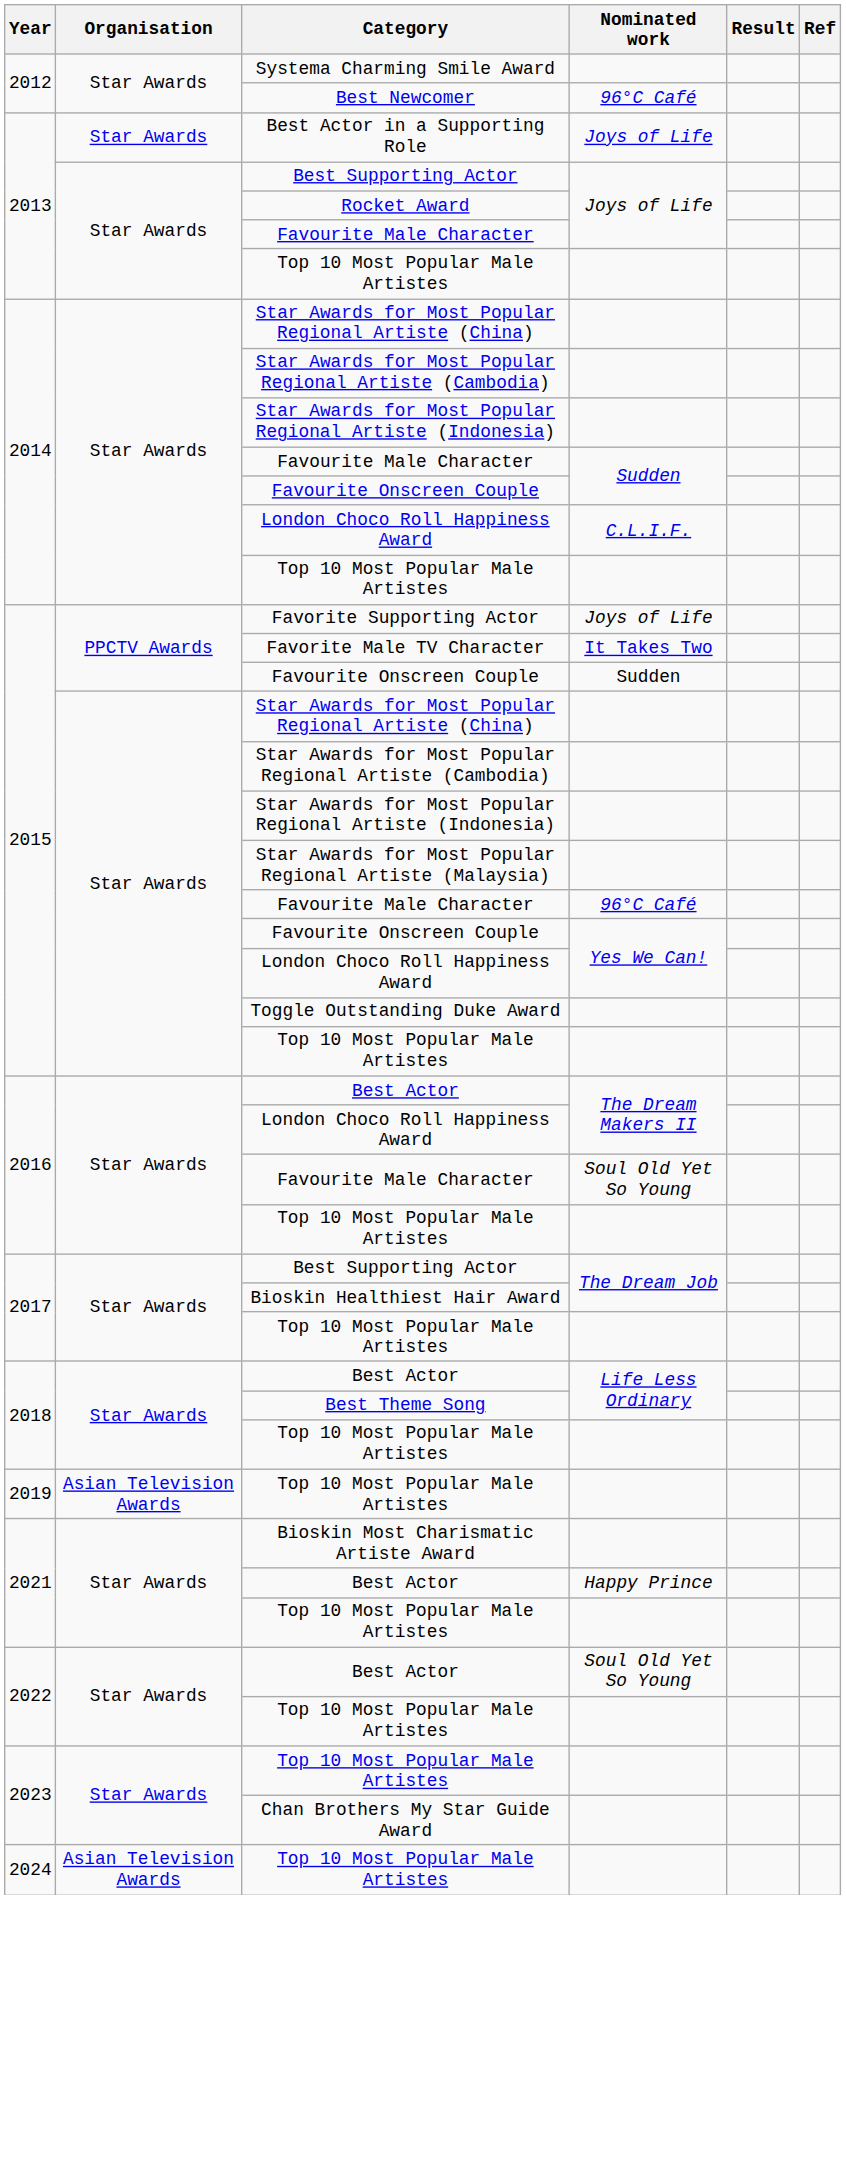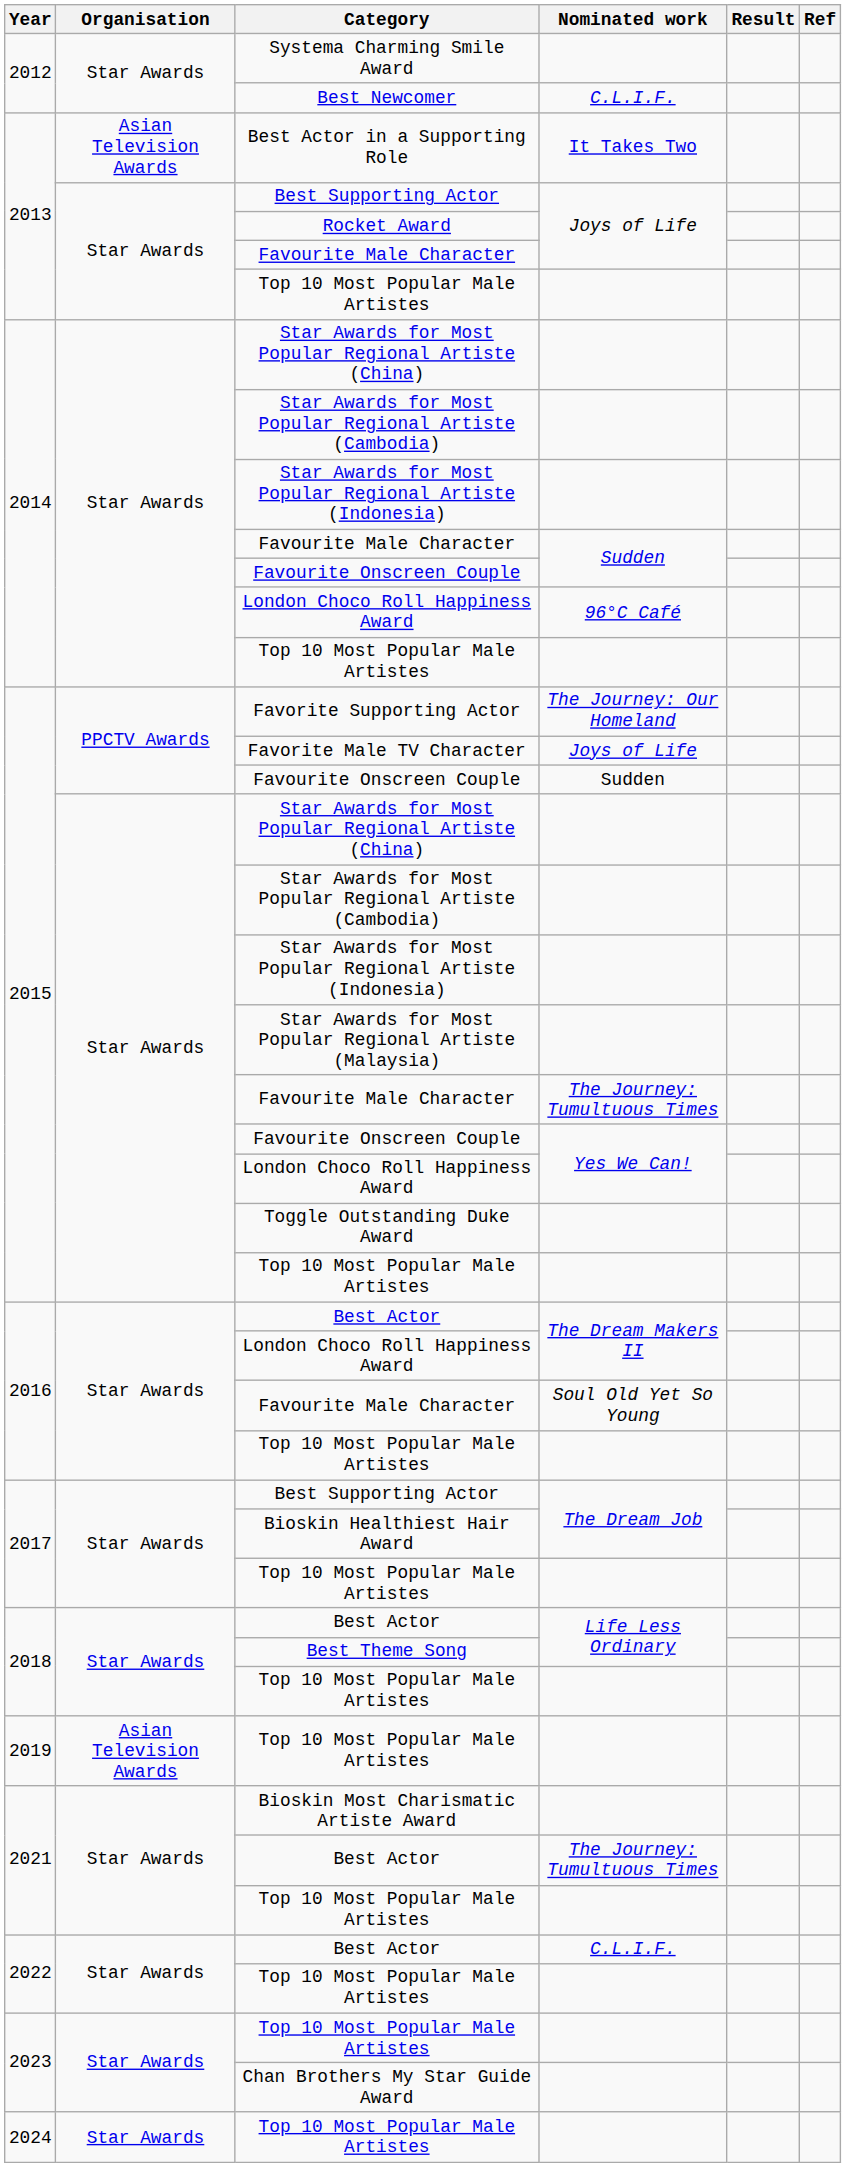(648, 98) 96°C Café -> (633, 98) C.L.I.F.
(149, 137) Star Awards -> (146, 147) Asian Television Awards
(648, 137) Joys of Life -> (633, 147) It Takes Two
(648, 530) C.L.I.F. -> (633, 612) 96°C Café
(648, 619) Joys of Life -> (633, 711) The Journey: Our Homeland
(648, 648) It Takes Two -> (633, 751) Joys of Life
(648, 904) 96°C Café -> (633, 1100) The Journey: Tumultuous Times
(648, 1583) Happy Prince -> (633, 1860) The Journey: Tumultuous Times
(648, 1672) Soul Old Yet So Young -> (633, 1949) C.L.I.F.
(149, 1870) Asian Television Awards -> (146, 2137) Star Awards
